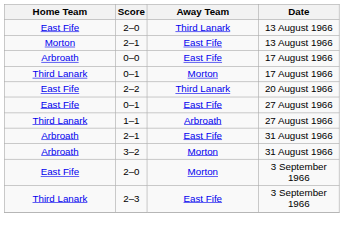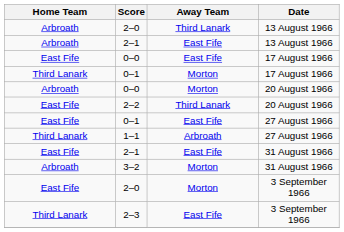(60, 27) East Fife -> (60, 27) Arbroath
(60, 43) Morton -> (60, 43) Arbroath
(60, 58) Arbroath -> (60, 58) East Fife
+ row: (131, 89)
(60, 136) Arbroath -> (60, 151) East Fife
